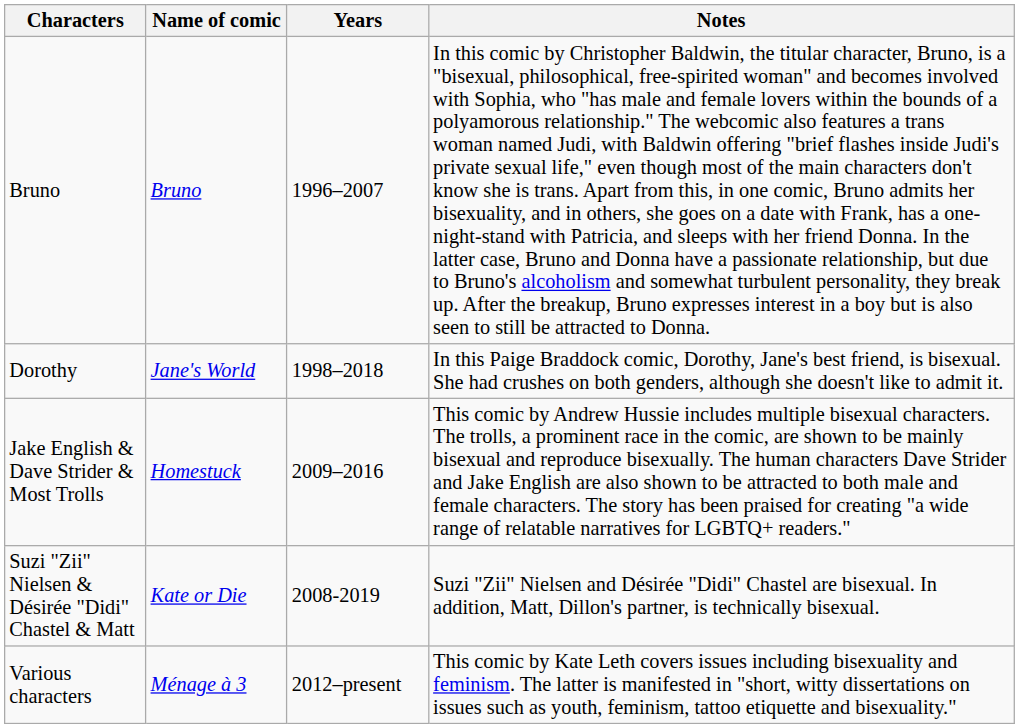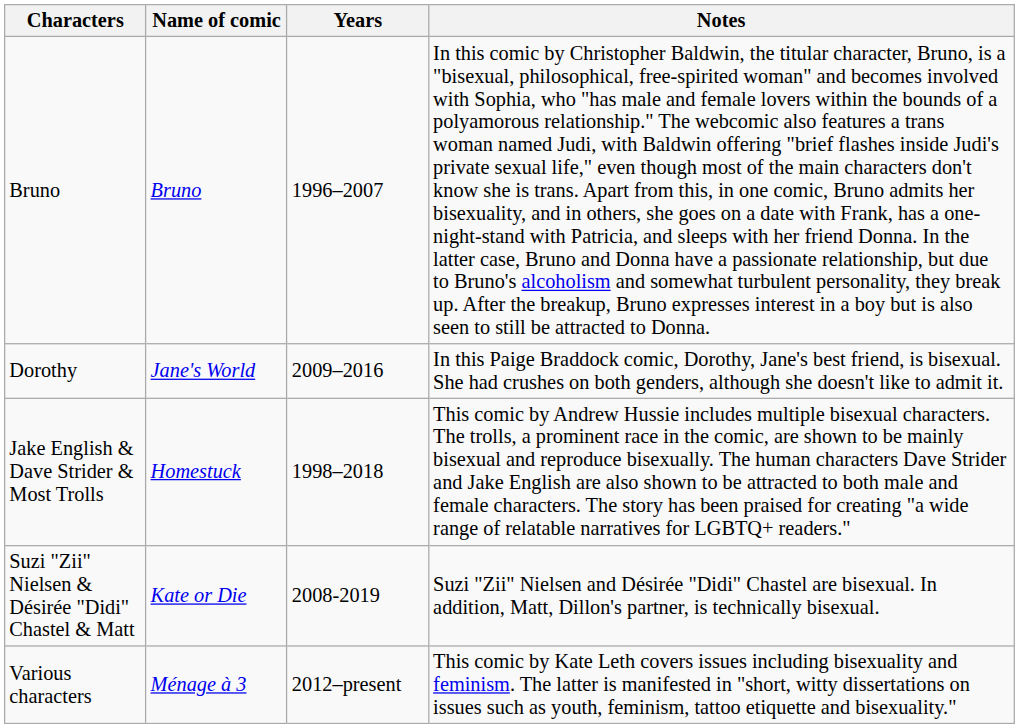(338, 370) 1998–2018 -> (338, 370) 2009–2016
(338, 471) 2009–2016 -> (338, 471) 1998–2018
